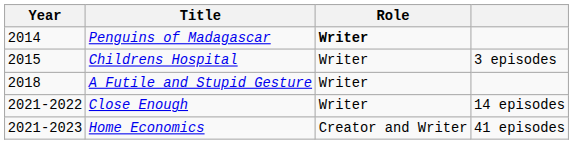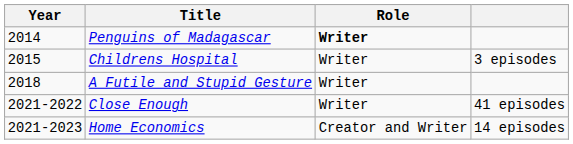(520, 106) 14 episodes -> (520, 106) 41 episodes
(520, 128) 41 episodes -> (520, 128) 14 episodes
